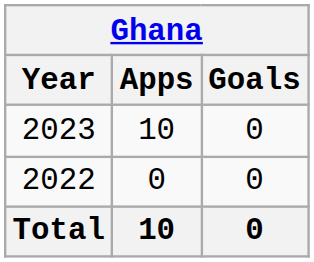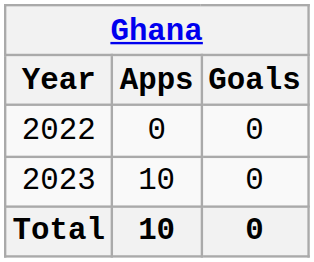rows swapped: (59, 181) <-> (59, 131)
